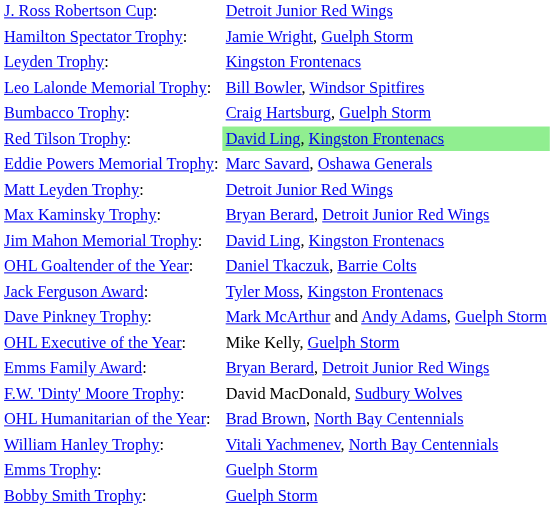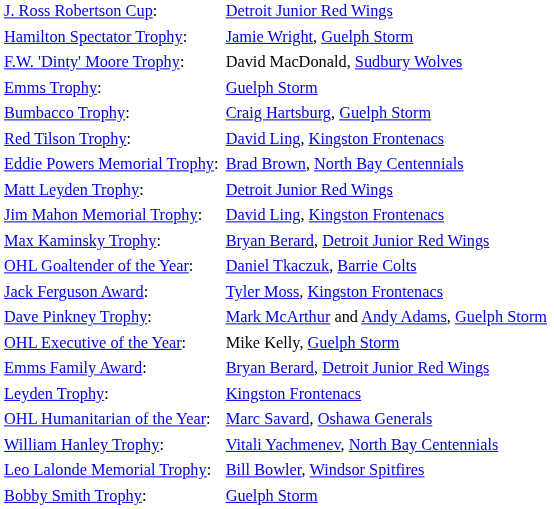rows swapped: (56, 62) <-> (94, 393)
rows swapped: (53, 470) <-> (108, 87)
(335, 138) lightgreen background -> (335, 138) no background
(329, 164) Marc Savard, Oshawa Generals -> (345, 164) Brad Brown, North Bay Centennials
rows swapped: (103, 240) <-> (83, 215)
(345, 419) Brad Brown, North Bay Centennials -> (329, 419) Marc Savard, Oshawa Generals
